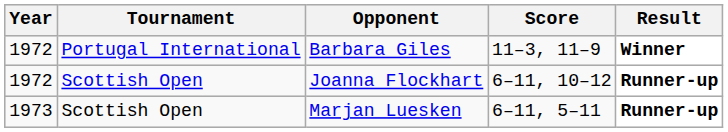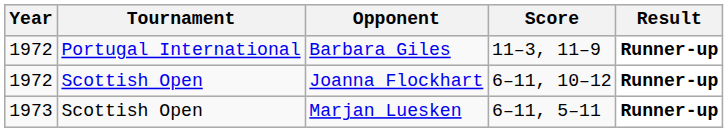(653, 50) Winner -> (669, 50) Runner-up
